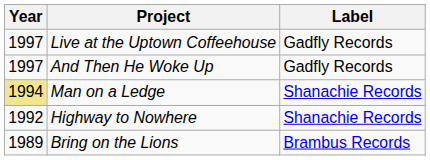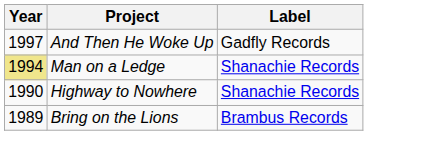- row: (163, 42)
(26, 117) 1992 -> (26, 92) 1990
